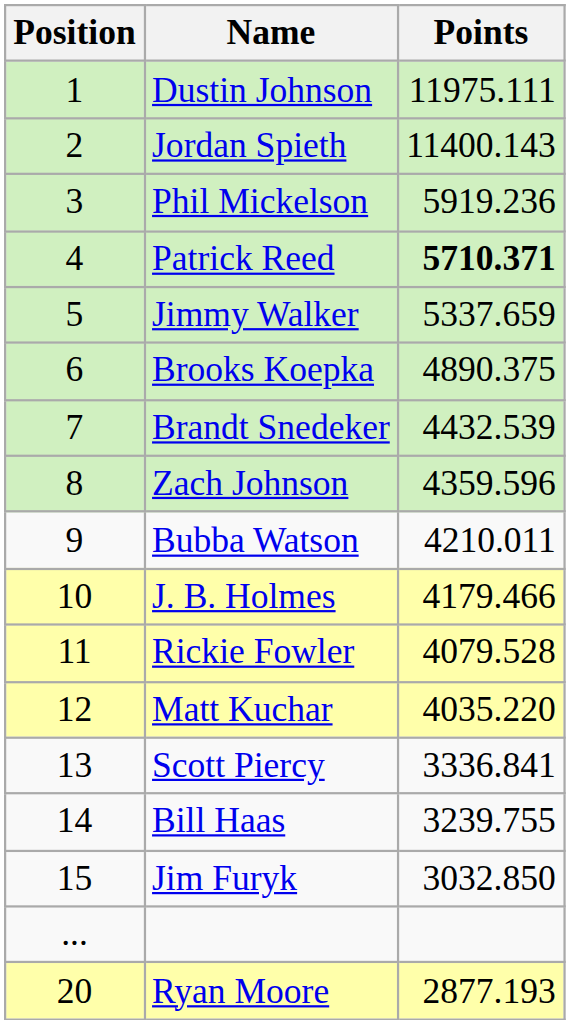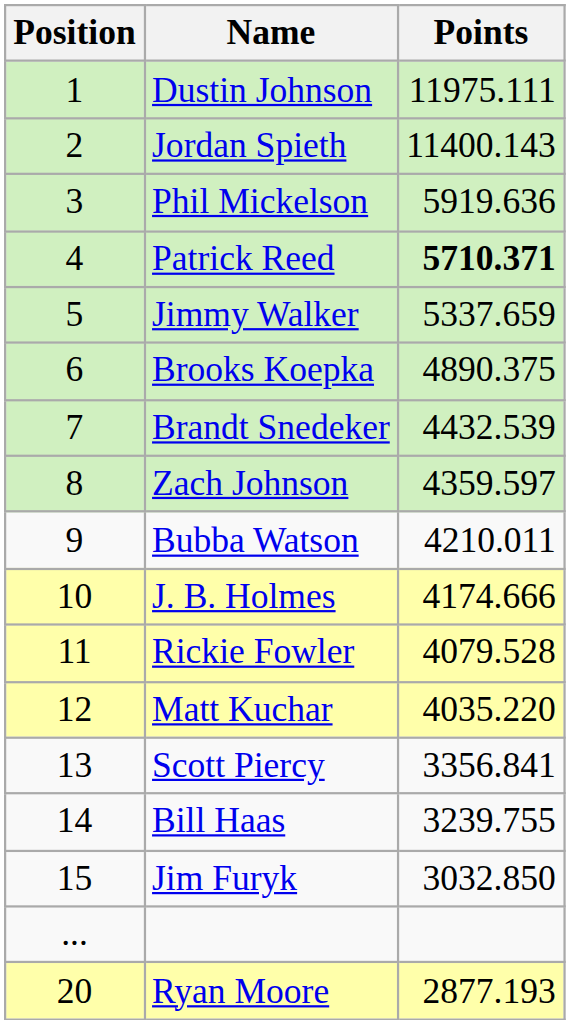(489, 201) 5919.236 -> (489, 201) 5919.636
(489, 483) 4359.596 -> (489, 483) 4359.597
(489, 595) 4179.466 -> (489, 595) 4174.666
(489, 764) 3336.841 -> (489, 764) 3356.841
